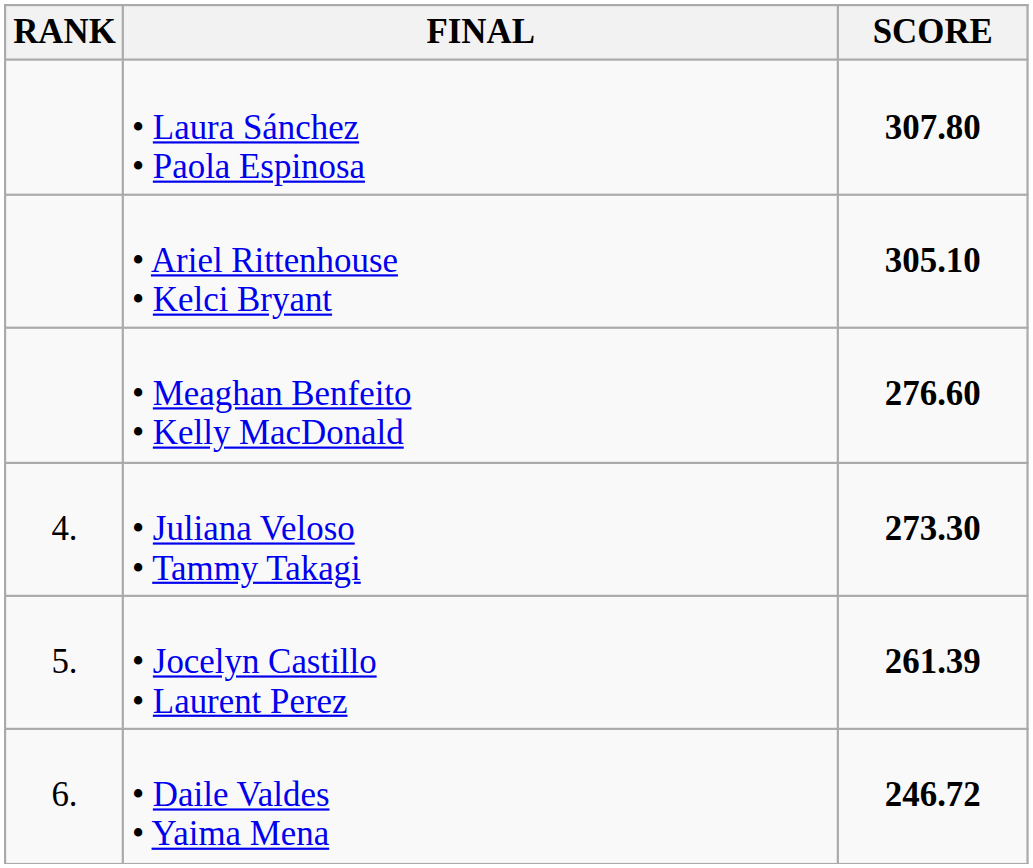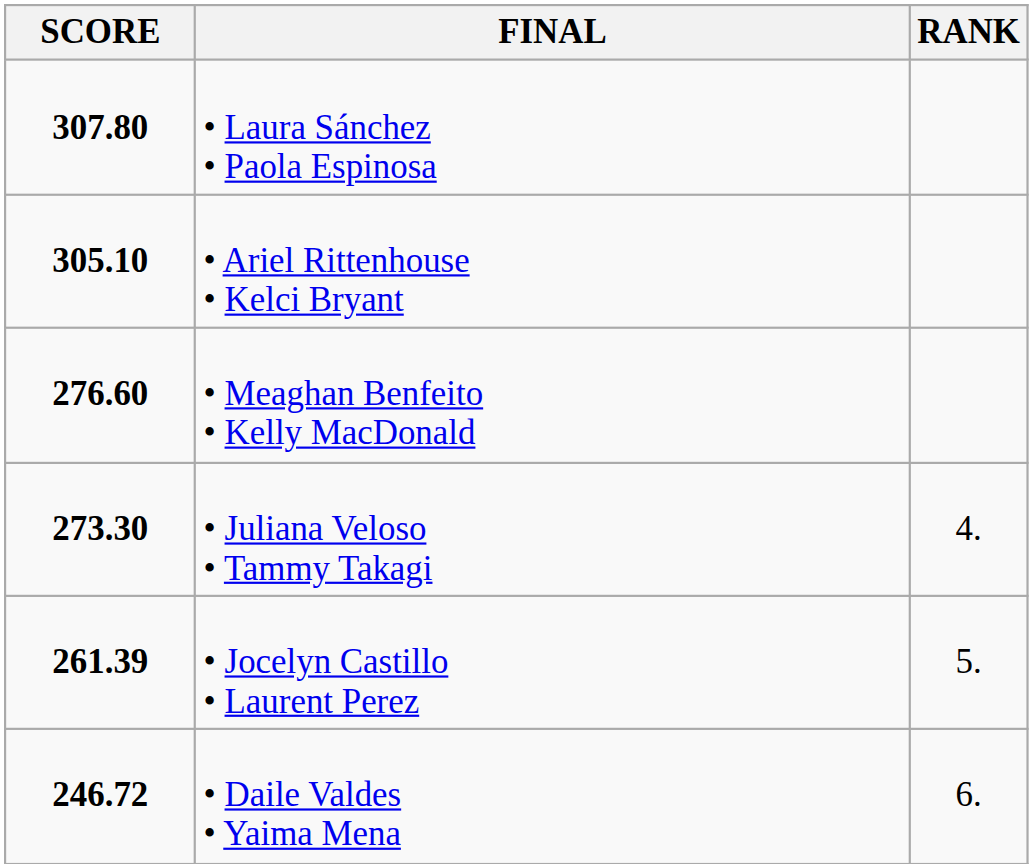columns swapped: (64, 32) <-> (933, 32)
